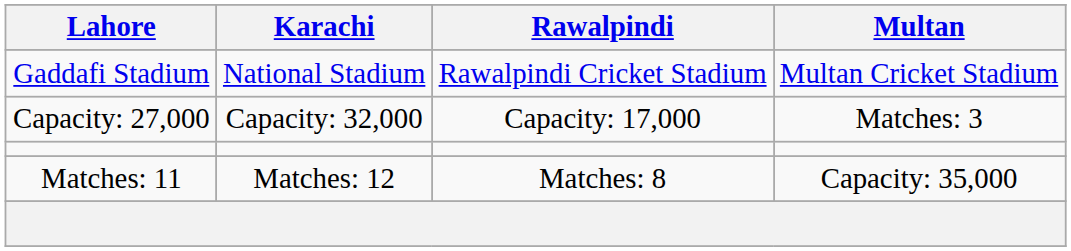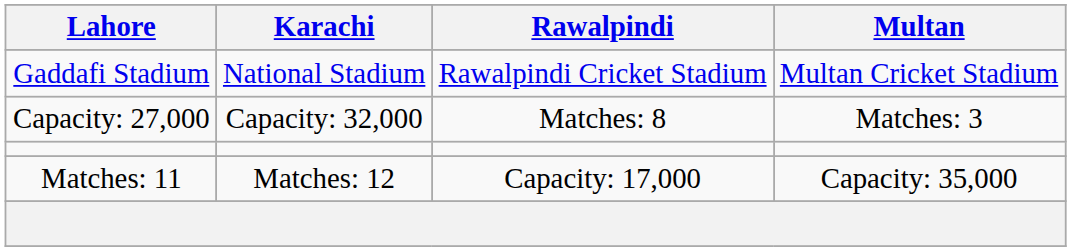(603, 118) Capacity: 17,000 -> (603, 118) Matches: 8
(603, 177) Matches: 8 -> (603, 177) Capacity: 17,000
